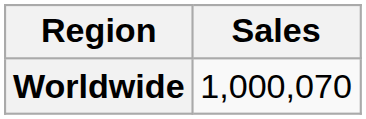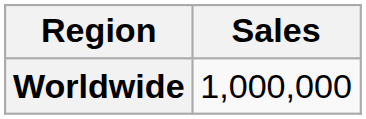(276, 85) 1,000,070 -> (276, 85) 1,000,000
